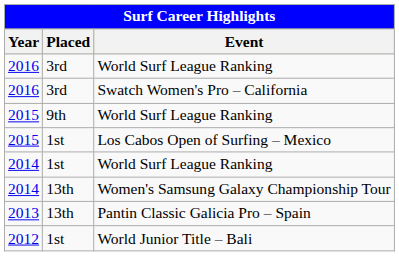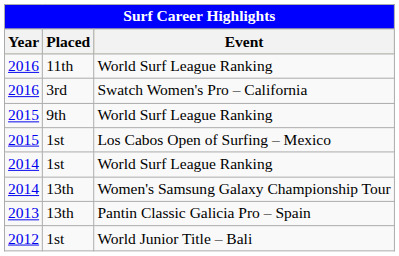(57, 66) 3rd -> (60, 66) 11th
